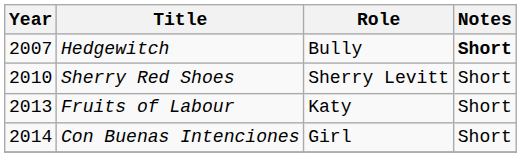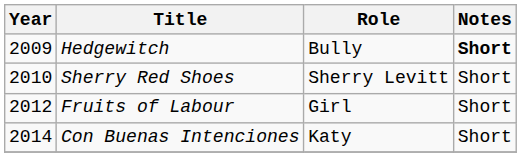(31, 49) 2007 -> (31, 49) 2009
(31, 108) 2013 -> (31, 108) 2012
(330, 108) Katy -> (330, 108) Girl
(330, 137) Girl -> (330, 137) Katy
